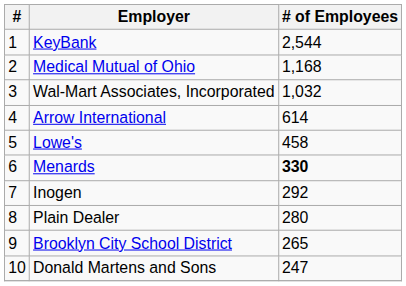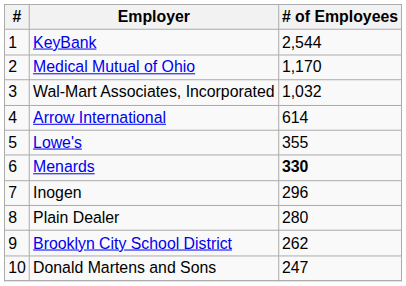(302, 67) 1,168 -> (302, 67) 1,170
(295, 142) 458 -> (295, 142) 355
(295, 192) 292 -> (295, 192) 296
(295, 243) 265 -> (295, 243) 262
